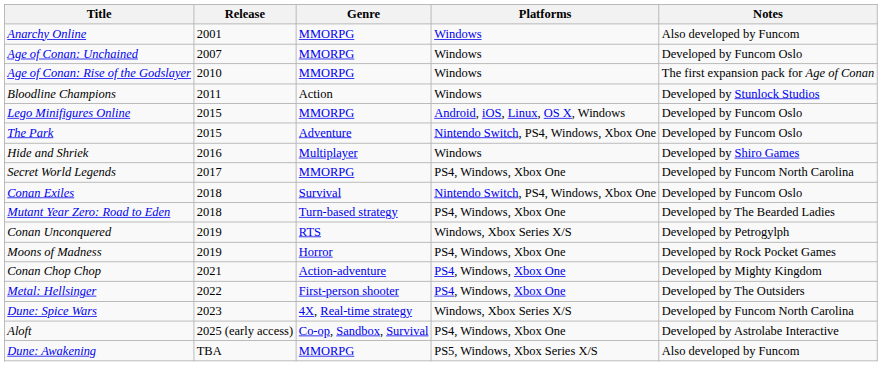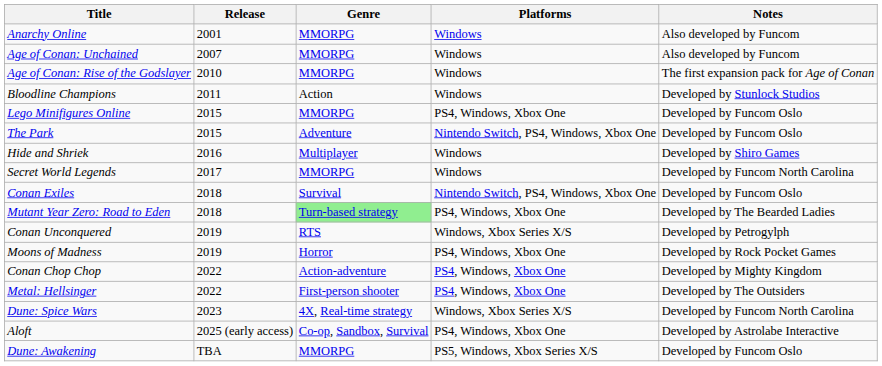(732, 53) Developed by Funcom Oslo -> (731, 53) Also developed by Funcom
(530, 113) Android, iOS, Linux, OS X, Windows -> (500, 113) PS4, Windows, Xbox One
(500, 172) PS4, Windows, Xbox One -> (458, 172) Windows
(348, 212) no background -> (348, 212) lightgreen background
(209, 271) 2021 -> (209, 271) 2022
(731, 350) Also developed by Funcom -> (732, 350) Developed by Funcom Oslo
